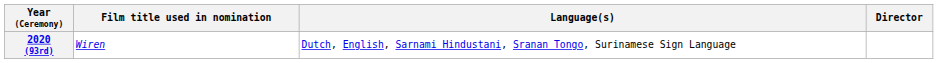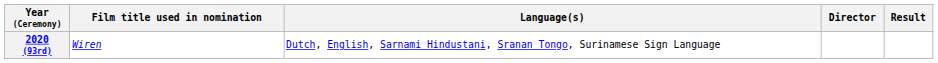+ column: (908, 18)
